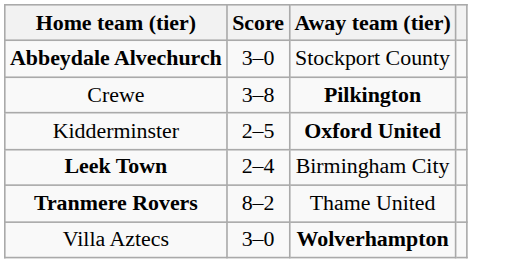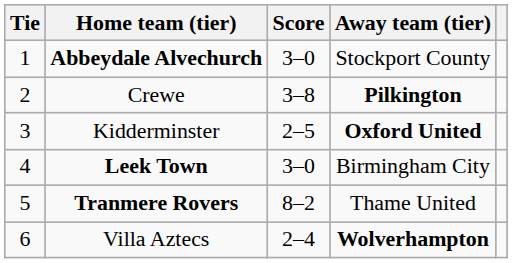+ column: (25, 22)
(258, 166) 2–4 -> (298, 166) 3–0
(258, 238) 3–0 -> (298, 238) 2–4
